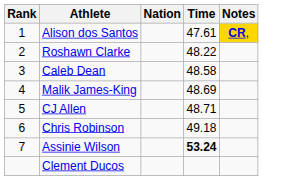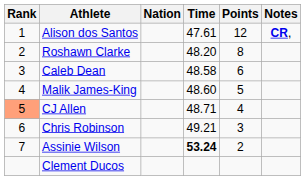+ column: (240, 14)
(239, 33) gold background -> (281, 33) no background
(201, 52) 48.22 -> (201, 52) 48.20
(201, 90) 48.69 -> (201, 90) 48.60
(22, 109) no background -> (22, 109) lightsalmon background
(201, 128) 49.18 -> (201, 128) 49.21
